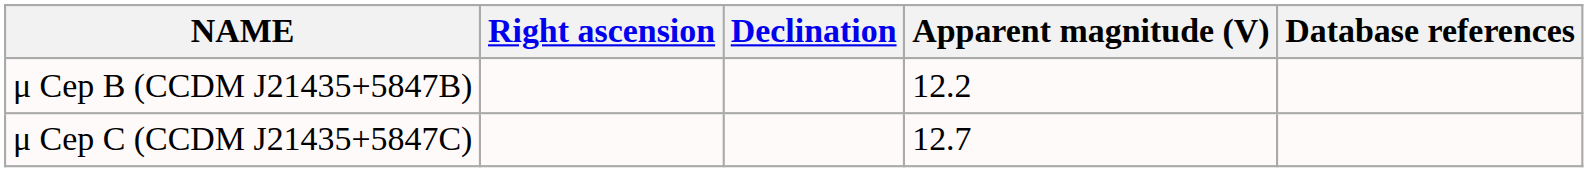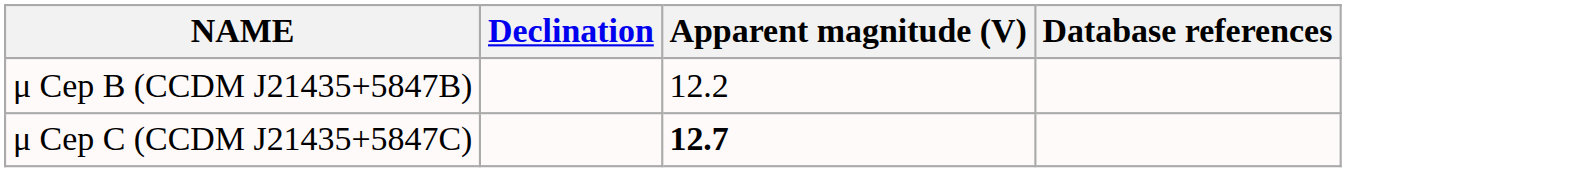- column: (602, 31)
(942, 138) normal -> (699, 138) bold
